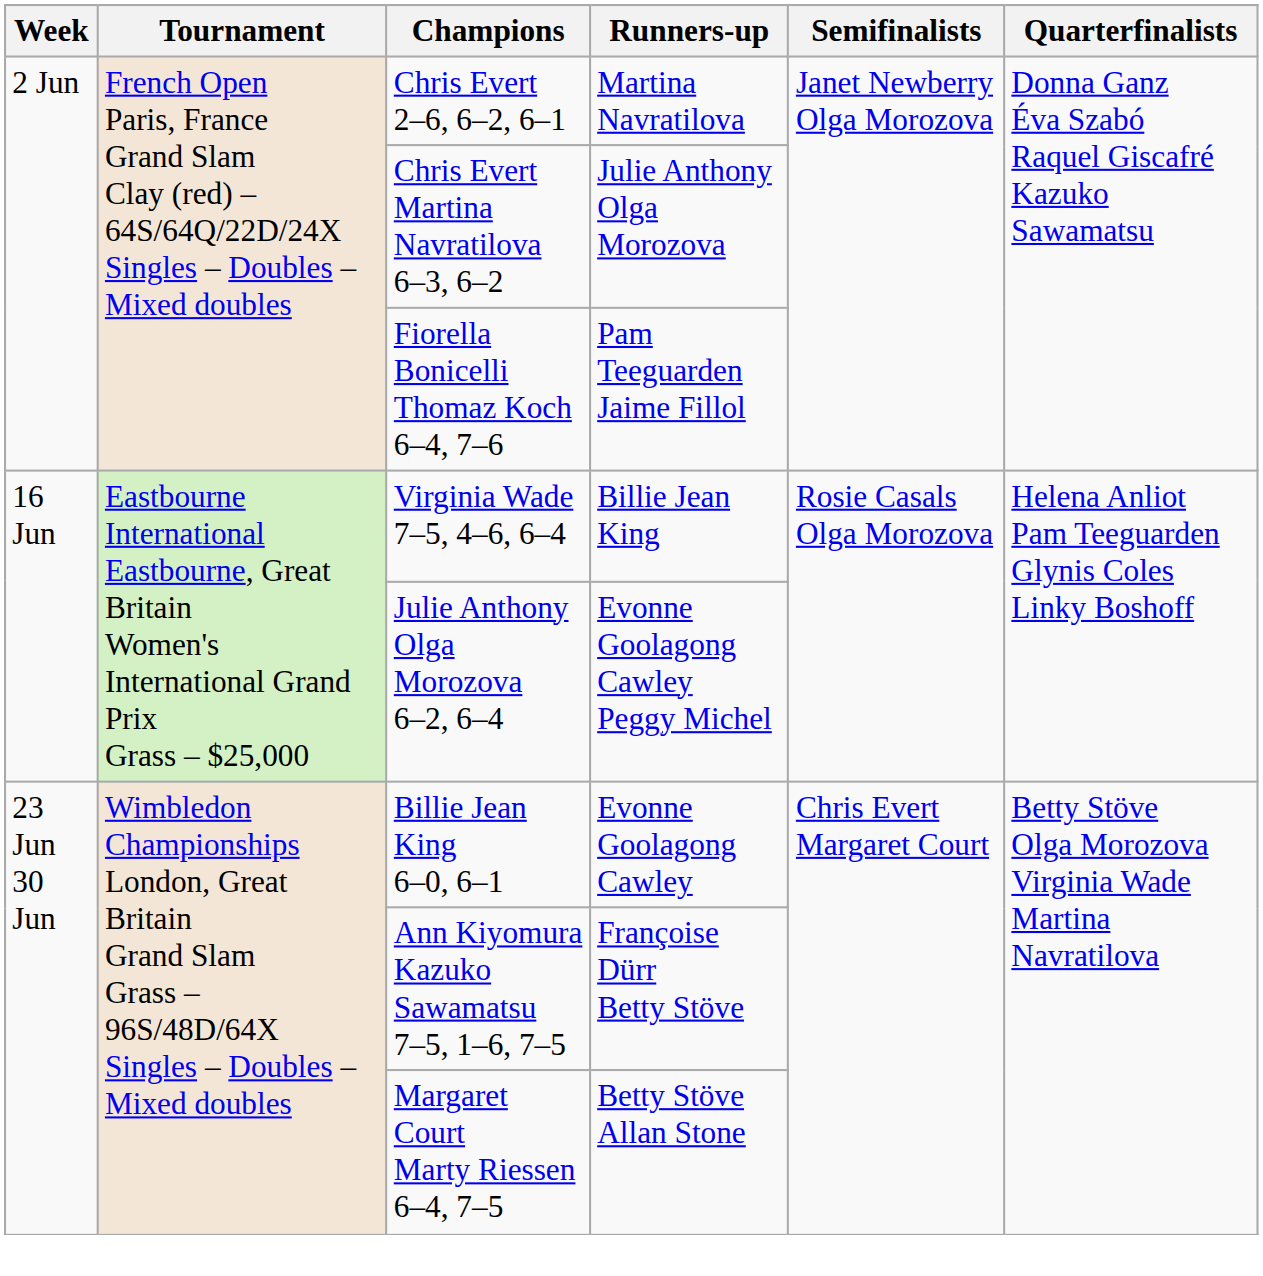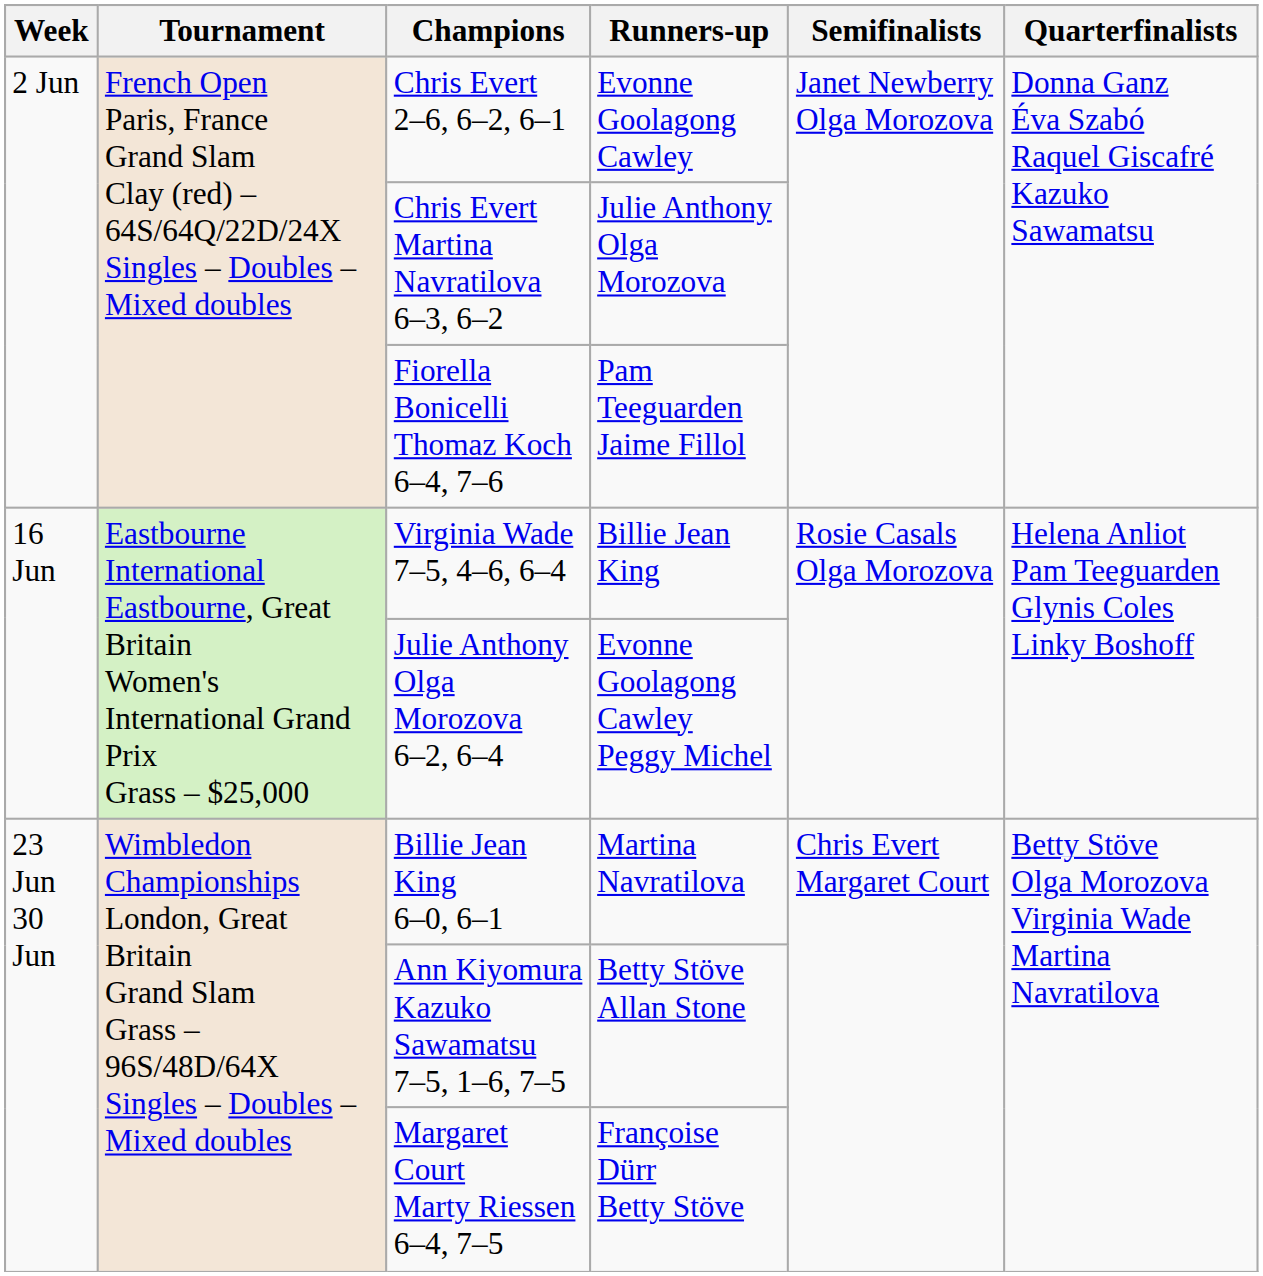(671, 100) Martina Navratilova -> (667, 119) Evonne Goolagong Cawley
(667, 844) Evonne Goolagong Cawley -> (671, 863) Martina Navratilova
(671, 970) Françoise Dürr Betty Stöve -> (671, 989) Betty Stöve Allan Stone
(671, 1114) Betty Stöve Allan Stone -> (671, 1170) Françoise Dürr Betty Stöve
